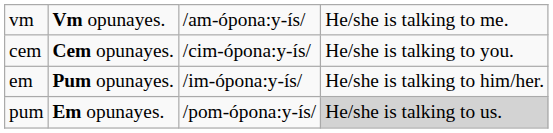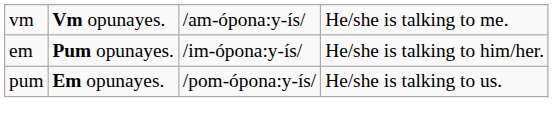- row: (25, 50)
(414, 111) lightgrey background -> (414, 81) no background
